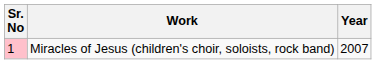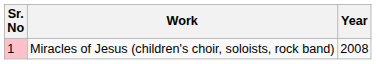(354, 48) 2007 -> (354, 48) 2008
